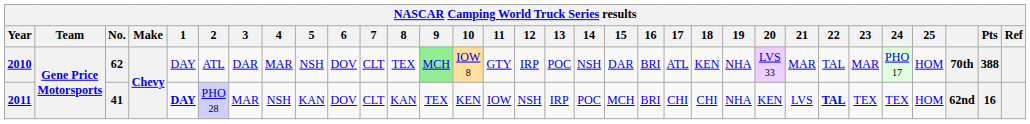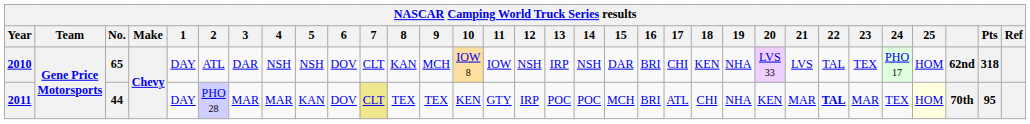(117, 64) 62 -> (117, 64) 65
(279, 64) MAR -> (279, 64) NSH
(403, 64) TEX -> (403, 64) KAN
(436, 64) lightgreen background -> (436, 64) no background
(499, 64) GTY -> (499, 64) IOW
(529, 64) IRP -> (530, 64) NSH
(559, 64) POC -> (559, 64) IRP
(678, 64) ATL -> (678, 64) CHI
(802, 64) MAR -> (802, 64) LVS
(865, 64) MAR -> (865, 64) TEX
(962, 64) 70th -> (962, 64) 62nd
(990, 64) 388 -> (990, 64) 318
(117, 100) 41 -> (117, 100) 44
(183, 100) bold -> (183, 100) normal
(279, 100) NSH -> (279, 100) MAR
(374, 100) no background -> (374, 100) khaki background
(403, 100) KAN -> (403, 100) TEX
(499, 100) IOW -> (499, 100) GTY
(530, 100) NSH -> (529, 100) IRP
(559, 100) IRP -> (559, 100) POC
(678, 100) CHI -> (678, 100) ATL
(802, 100) LVS -> (802, 100) MAR
(865, 100) TEX -> (865, 100) MAR
(929, 100) no background -> (929, 100) lightyellow background
(962, 100) 62nd -> (962, 100) 70th
(990, 100) 16 -> (990, 100) 95
